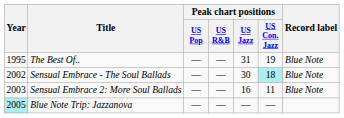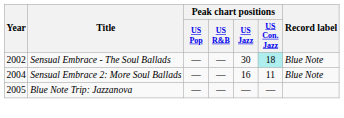- row: (55, 59)
(16, 90) 2003 -> (16, 75) 2004
(16, 105) paleturquoise background -> (16, 90) no background
